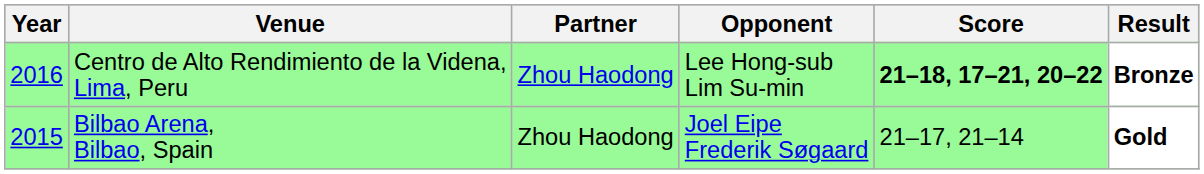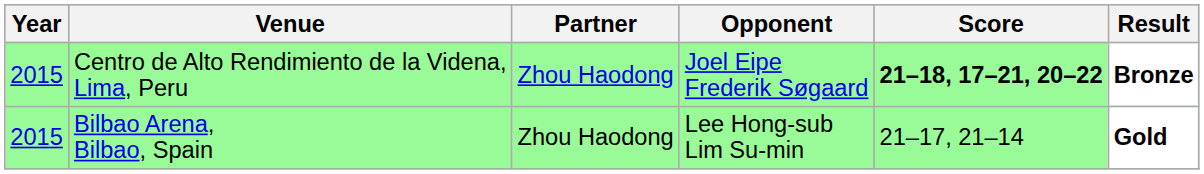(37, 74) 2016 -> (37, 74) 2015
(759, 74) Lee Hong-sub Lim Su-min -> (777, 74) Joel Eipe Frederik Søgaard
(777, 138) Joel Eipe Frederik Søgaard -> (759, 138) Lee Hong-sub Lim Su-min
